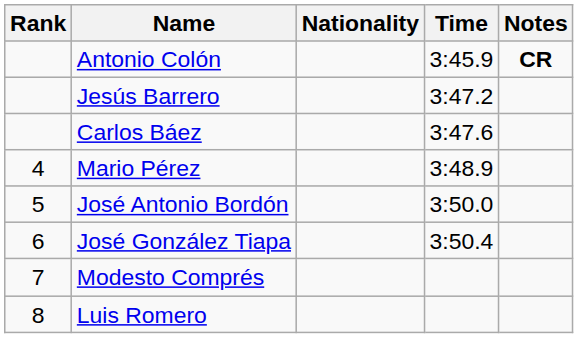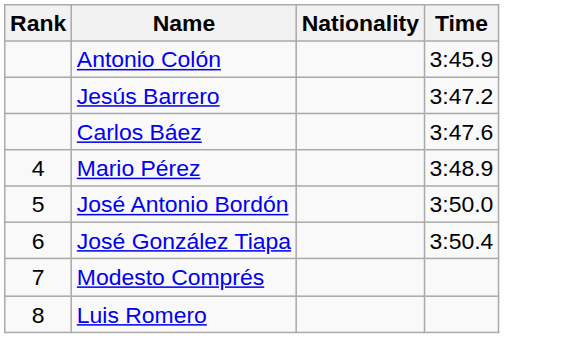- column: (536, 23)
